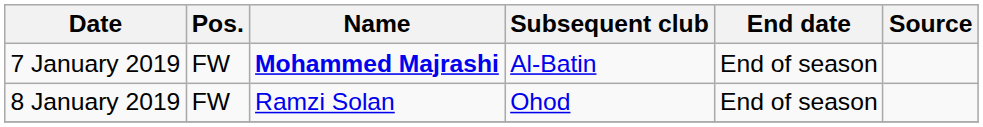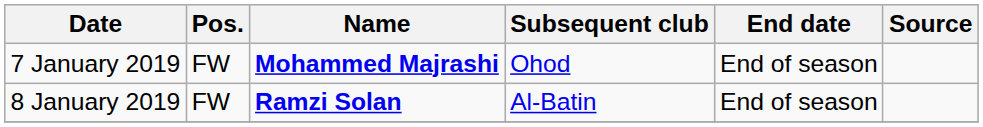(553, 63) Al-Batin -> (540, 63) Ohod
(325, 102) normal -> (328, 102) bold
(540, 102) Ohod -> (553, 102) Al-Batin
